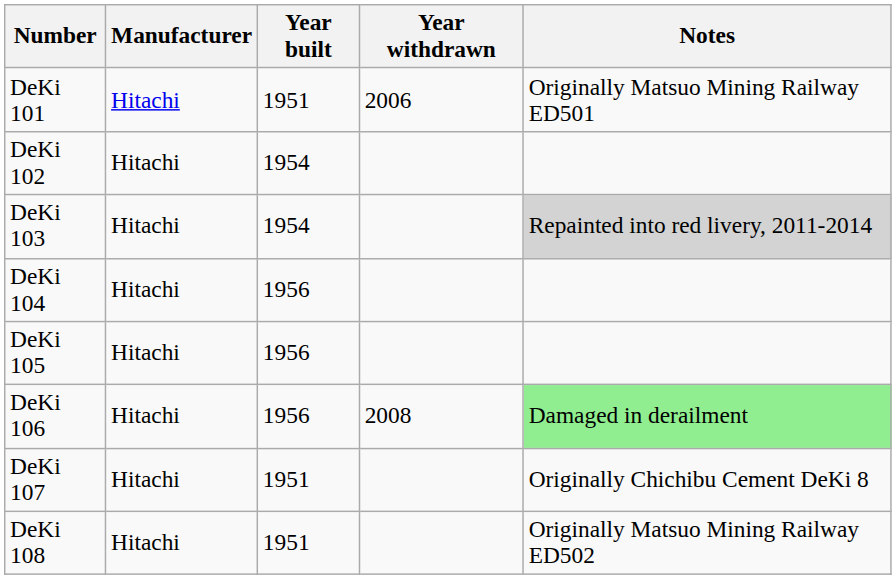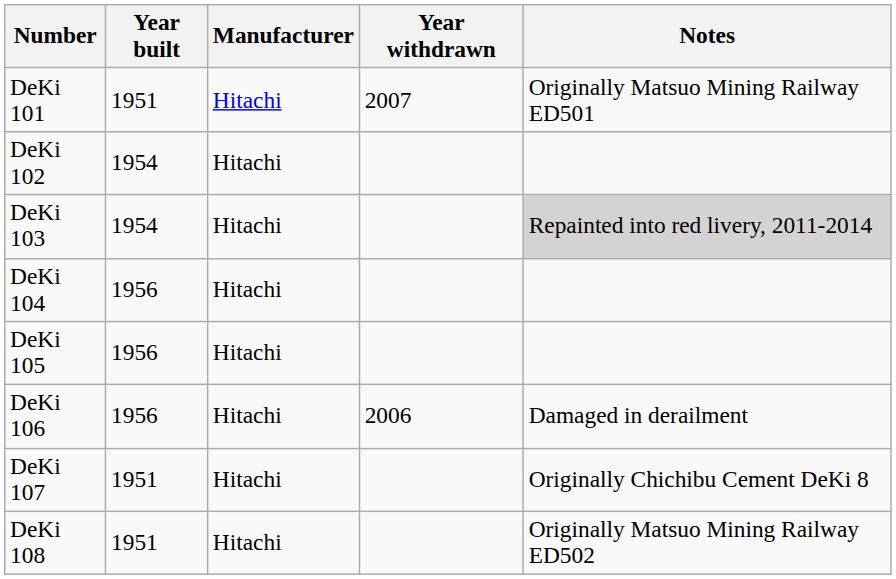columns swapped: (182, 36) <-> (308, 36)
(388, 99) 2006 -> (388, 99) 2007
(388, 416) 2008 -> (388, 416) 2006
(638, 416) lightgreen background -> (638, 416) no background
